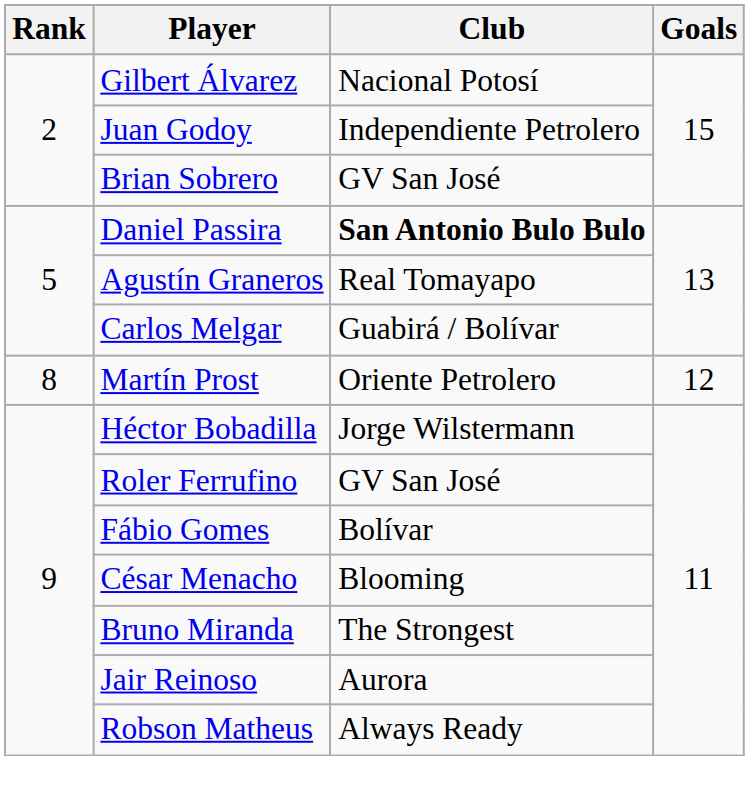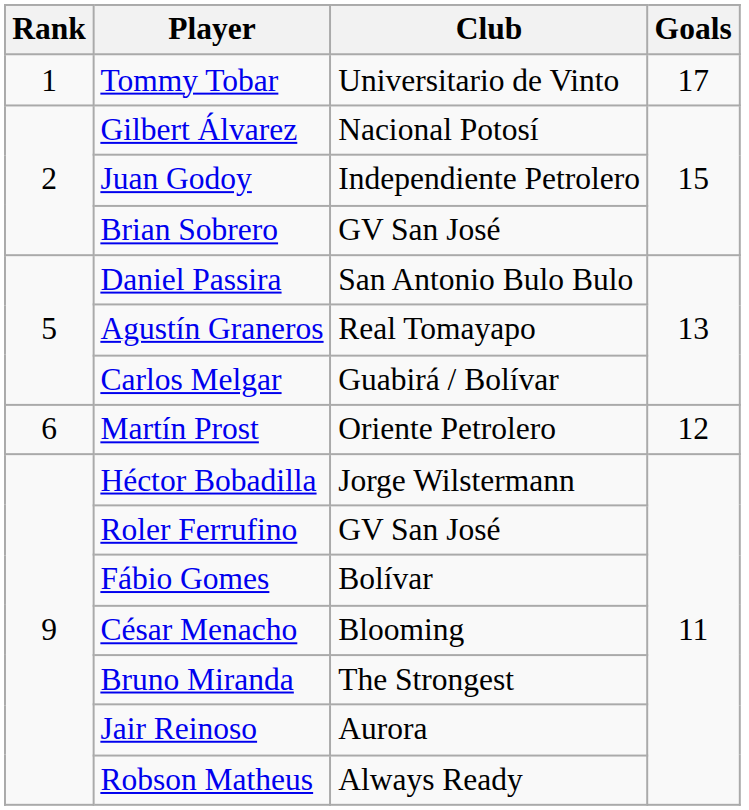+ row: (189, 79)
(492, 229) bold -> (486, 279) normal
(49, 379) 8 -> (49, 429) 6
